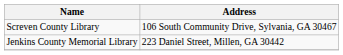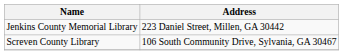rows swapped: (72, 42) <-> (53, 27)
